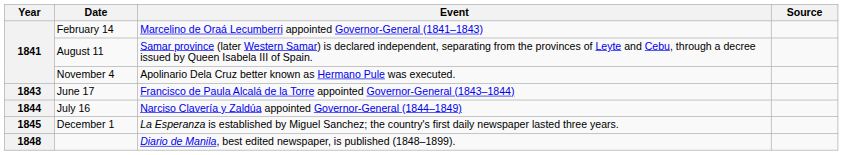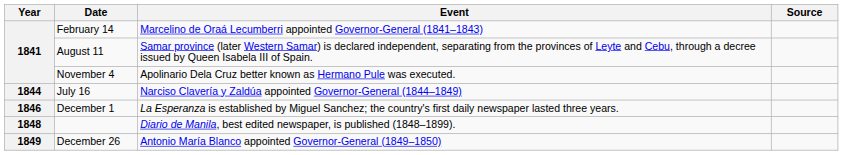- row: (76, 91)
(29, 125) 1845 -> (29, 108) 1846
+ row: (88, 141)
